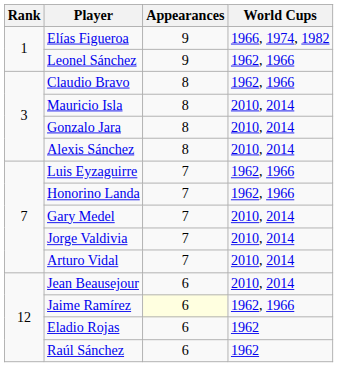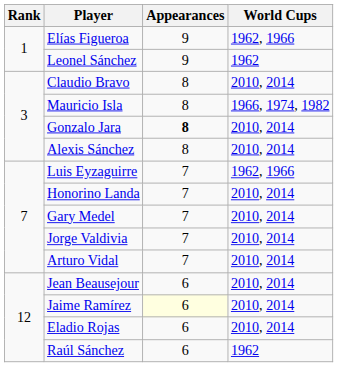(280, 37) 1966, 1974, 1982 -> (263, 37) 1962, 1966
(263, 60) 1962, 1966 -> (245, 60) 1962
(263, 82) 1962, 1966 -> (263, 82) 2010, 2014
(263, 104) 2010, 2014 -> (280, 104) 1966, 1974, 1982
(185, 127) normal -> (185, 127) bold
(263, 194) 1962, 1966 -> (263, 194) 2010, 2014
(263, 305) 1962, 1966 -> (263, 305) 2010, 2014
(245, 328) 1962 -> (263, 328) 2010, 2014
